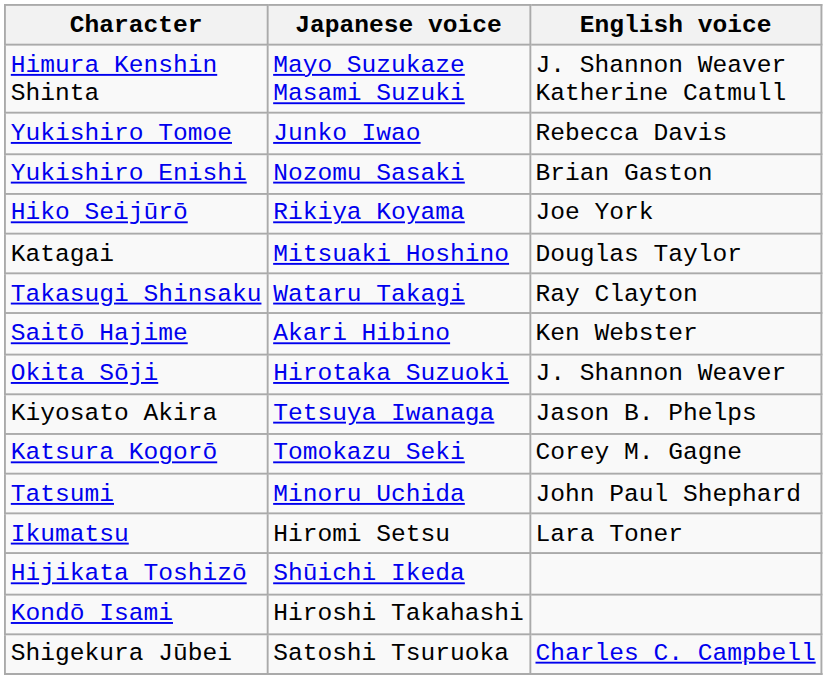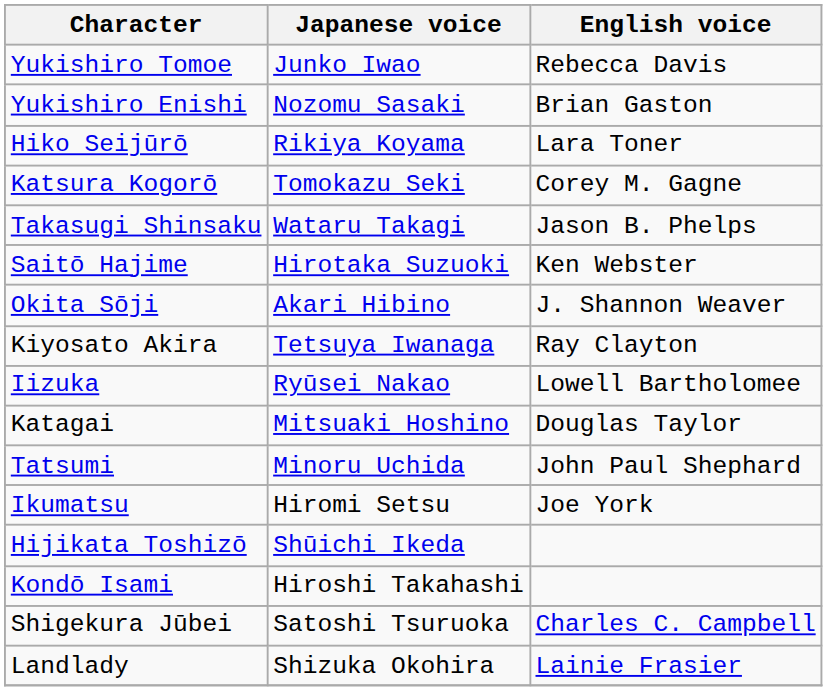- row: (114, 79)
(594, 213) Joe York -> (609, 145) Lara Toner
rows swapped: (114, 454) <-> (62, 254)
(617, 294) Ray Clayton -> (646, 225) Jason B. Phelps
(362, 334) Akari Hibino -> (391, 265) Hirotaka Suzuoki
(391, 374) Hirotaka Suzuoki -> (362, 305) Akari Hibino
(646, 414) Jason B. Phelps -> (617, 345) Ray Clayton
+ row: (55, 385)
(609, 534) Lara Toner -> (594, 505) Joe York
+ row: (70, 666)
